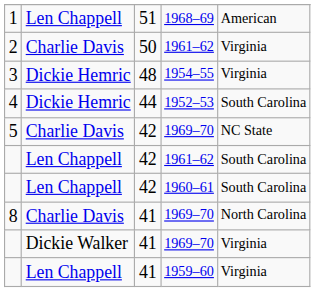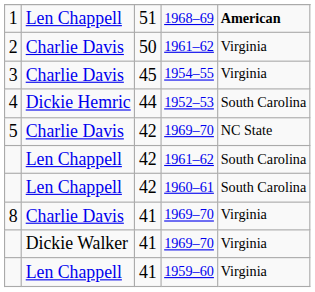(249, 18) normal -> (251, 18) bold
(78, 74) Dickie Hemric -> (75, 74) Charlie Davis
(148, 74) 48 -> (148, 74) 45
(263, 215) North Carolina -> (244, 215) Virginia
